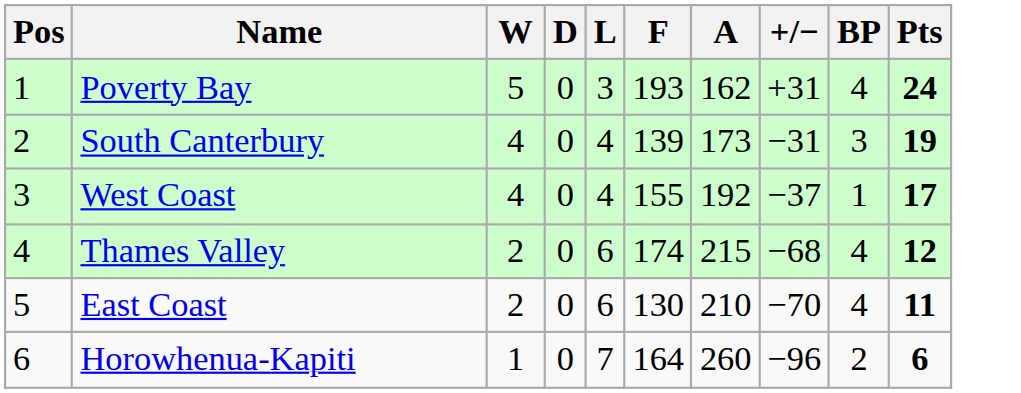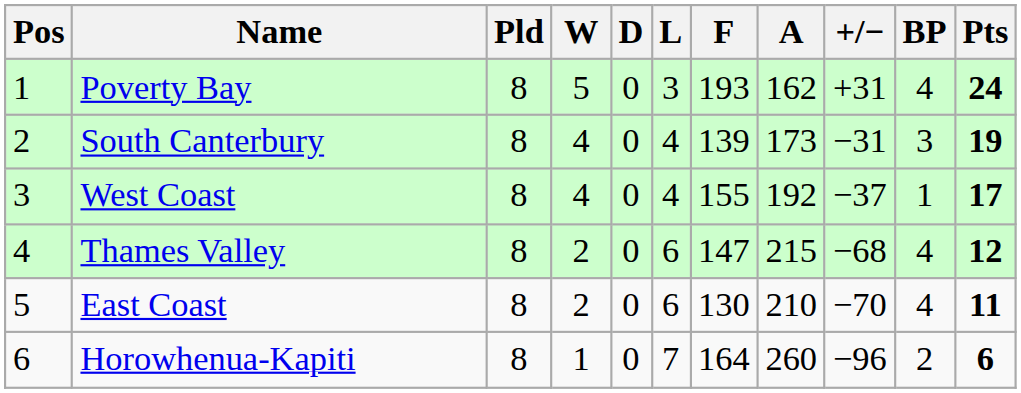+ column: (519, 31)
(658, 250) 174 -> (724, 250) 147
